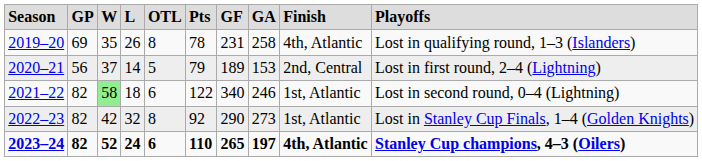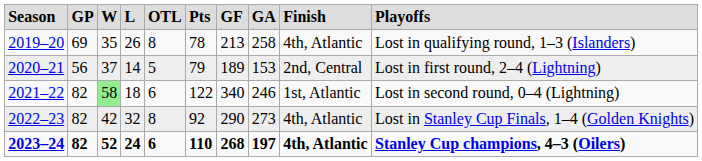(232, 42) 231 -> (232, 42) 213
(322, 118) 1st, Atlantic -> (323, 118) 4th, Atlantic
(232, 144) 265 -> (232, 144) 268
